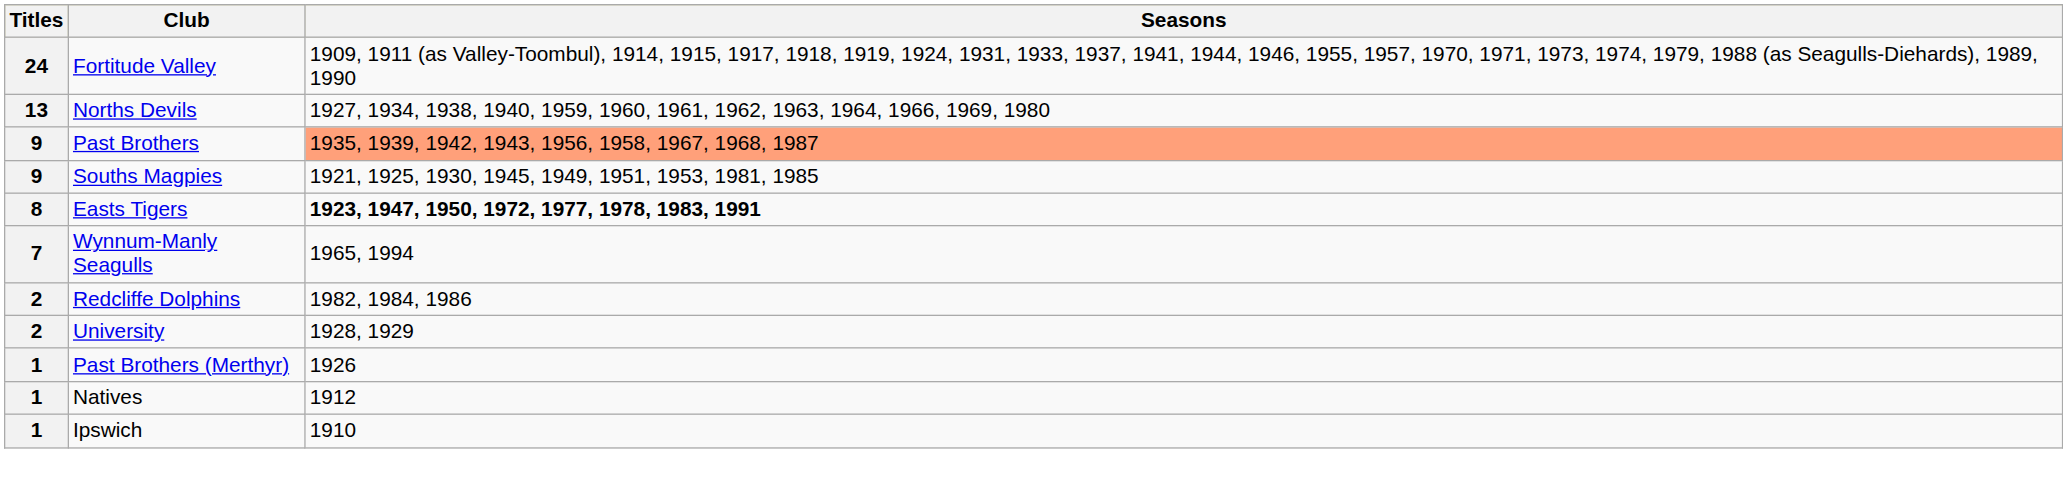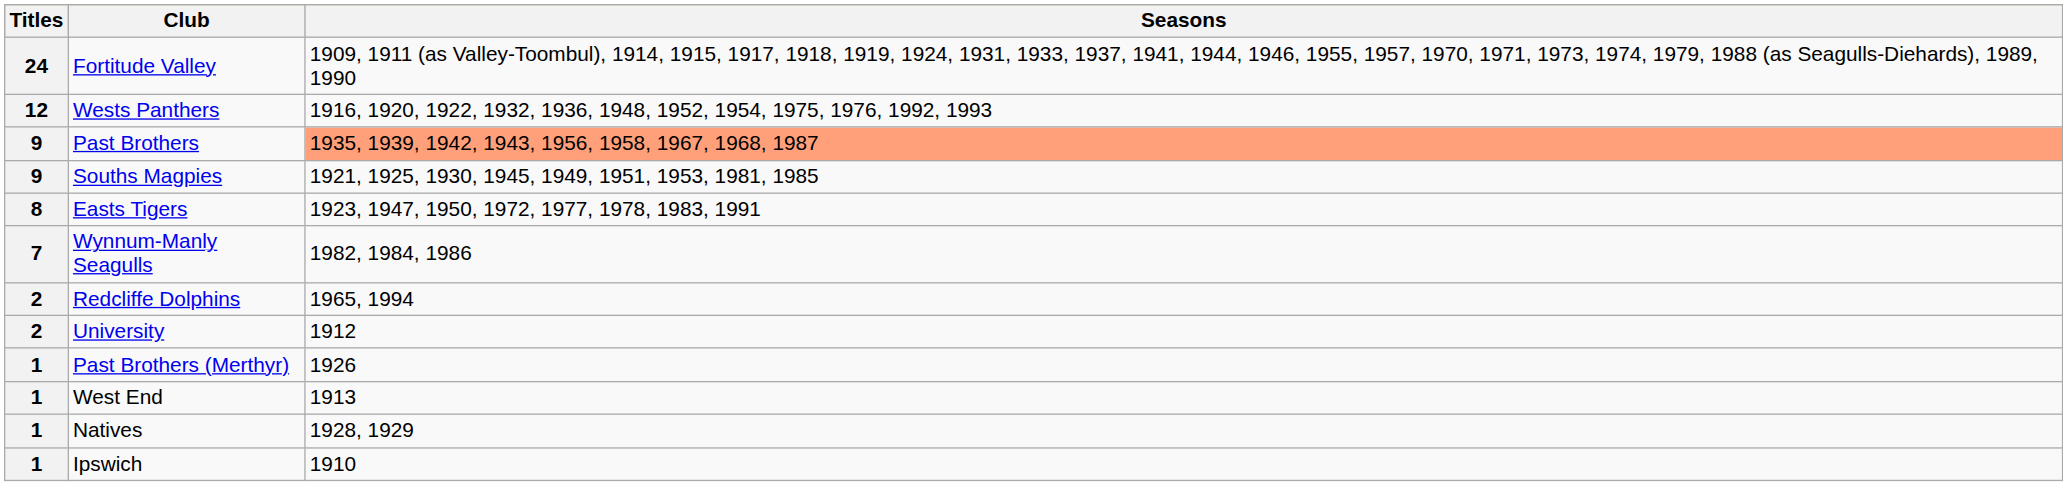- row: (135, 110)
+ row: (146, 110)
(535, 209) bold -> (535, 209) normal
(362, 254) 1965, 1994 -> (391, 254) 1982, 1984, 1986
(391, 298) 1982, 1984, 1986 -> (362, 298) 1965, 1994
(362, 331) 1928, 1929 -> (333, 331) 1912
+ row: (118, 397)
(333, 397) 1912 -> (362, 430) 1928, 1929
